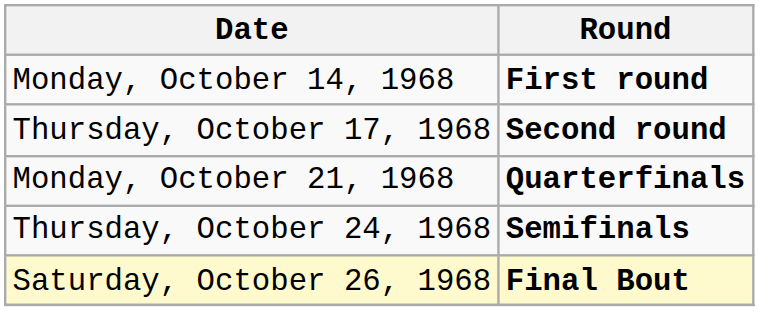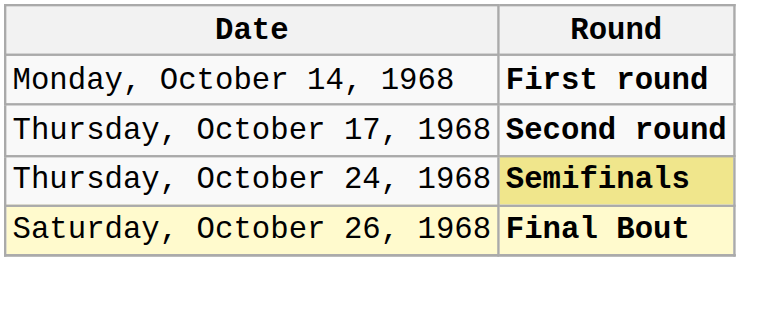- row: (233, 180)
(598, 230) no background -> (598, 180) khaki background
